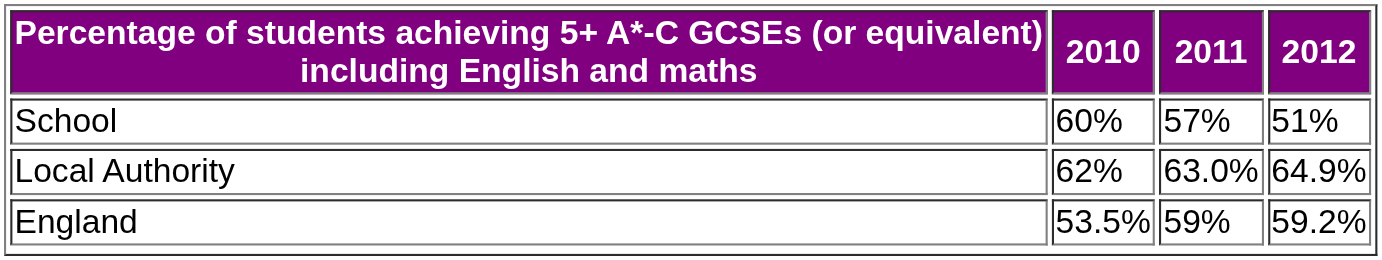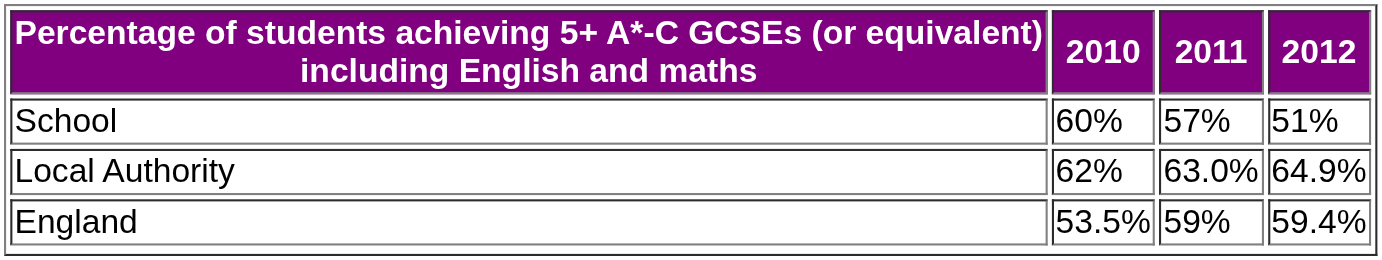(1319, 221) 59.2% -> (1319, 221) 59.4%
